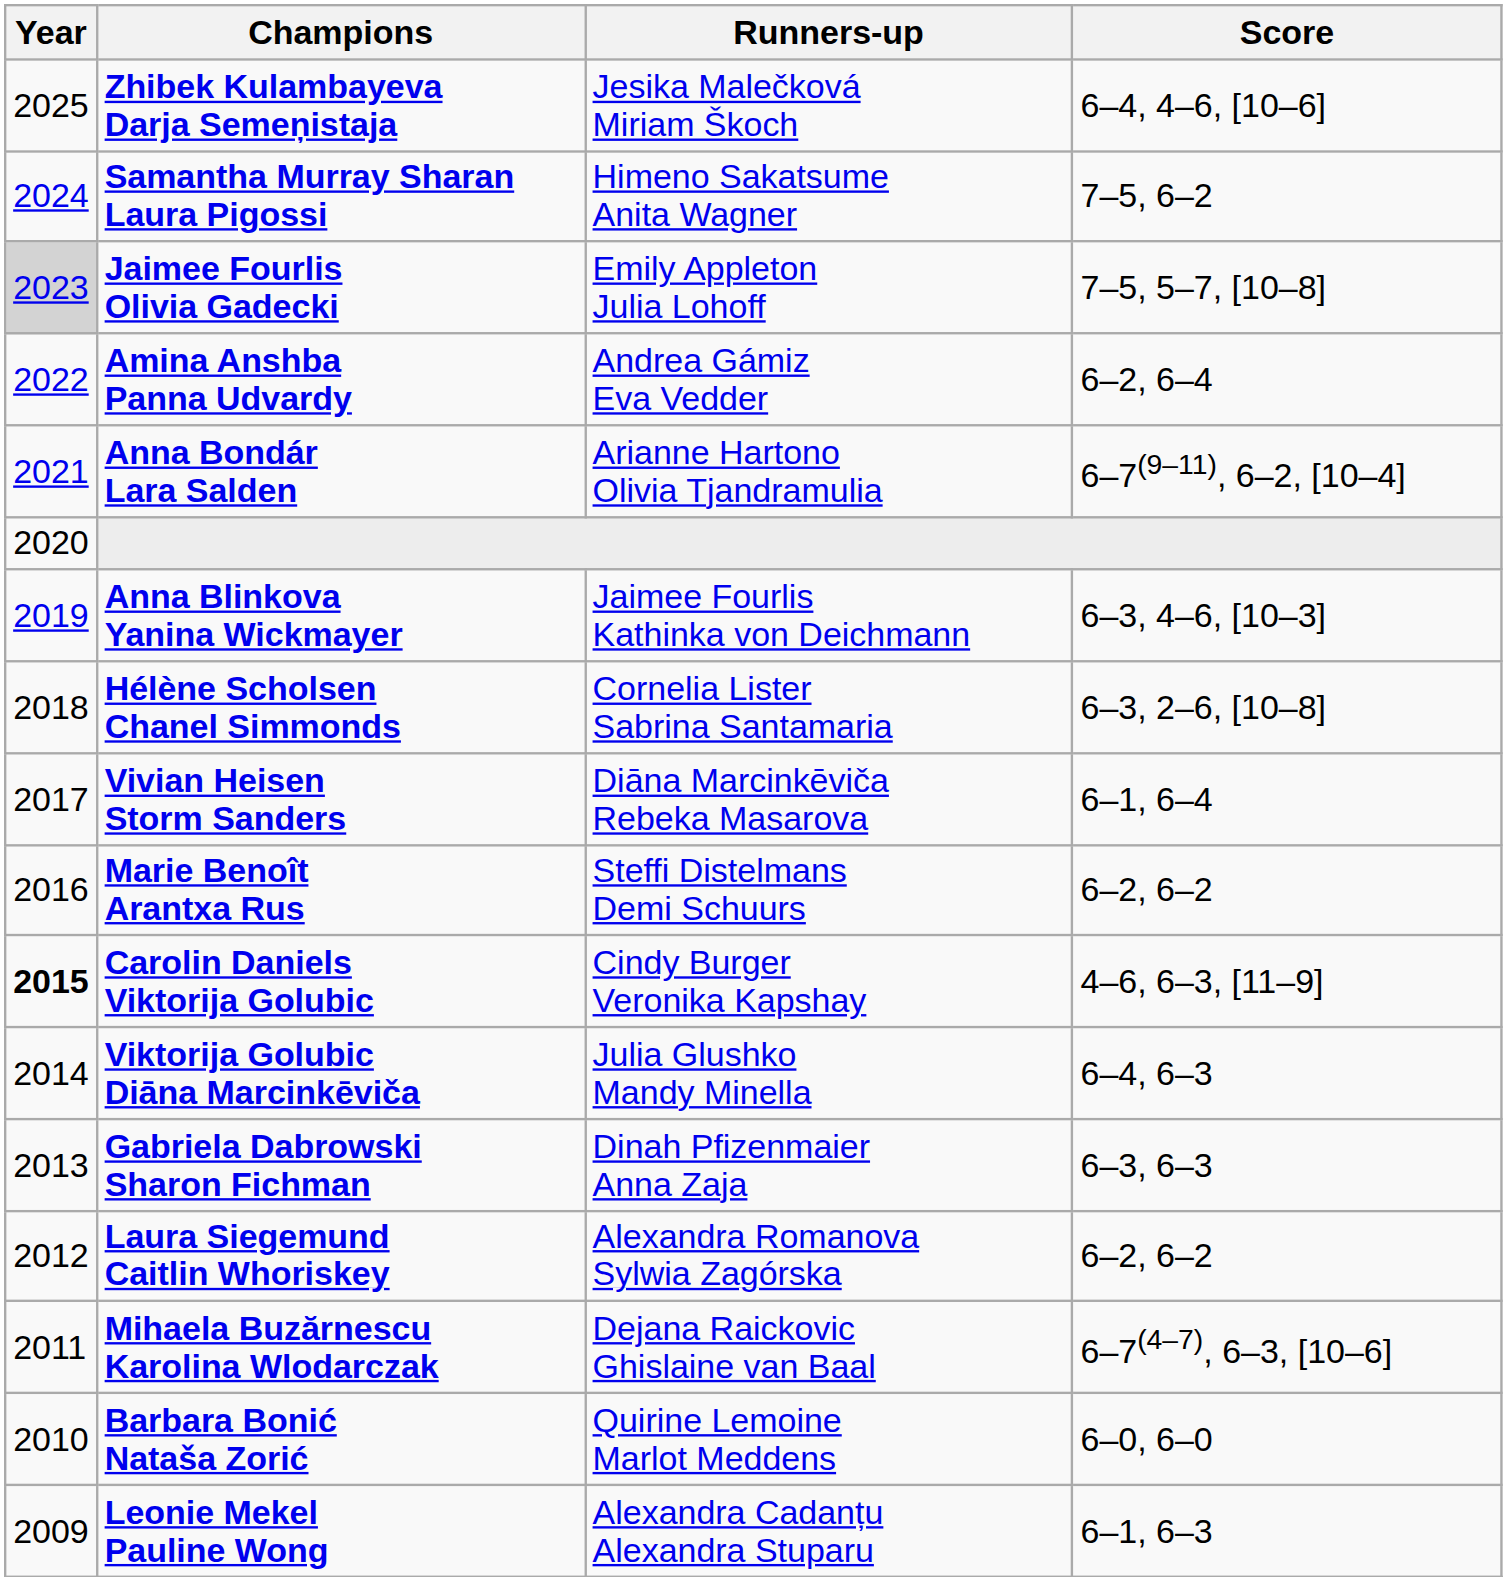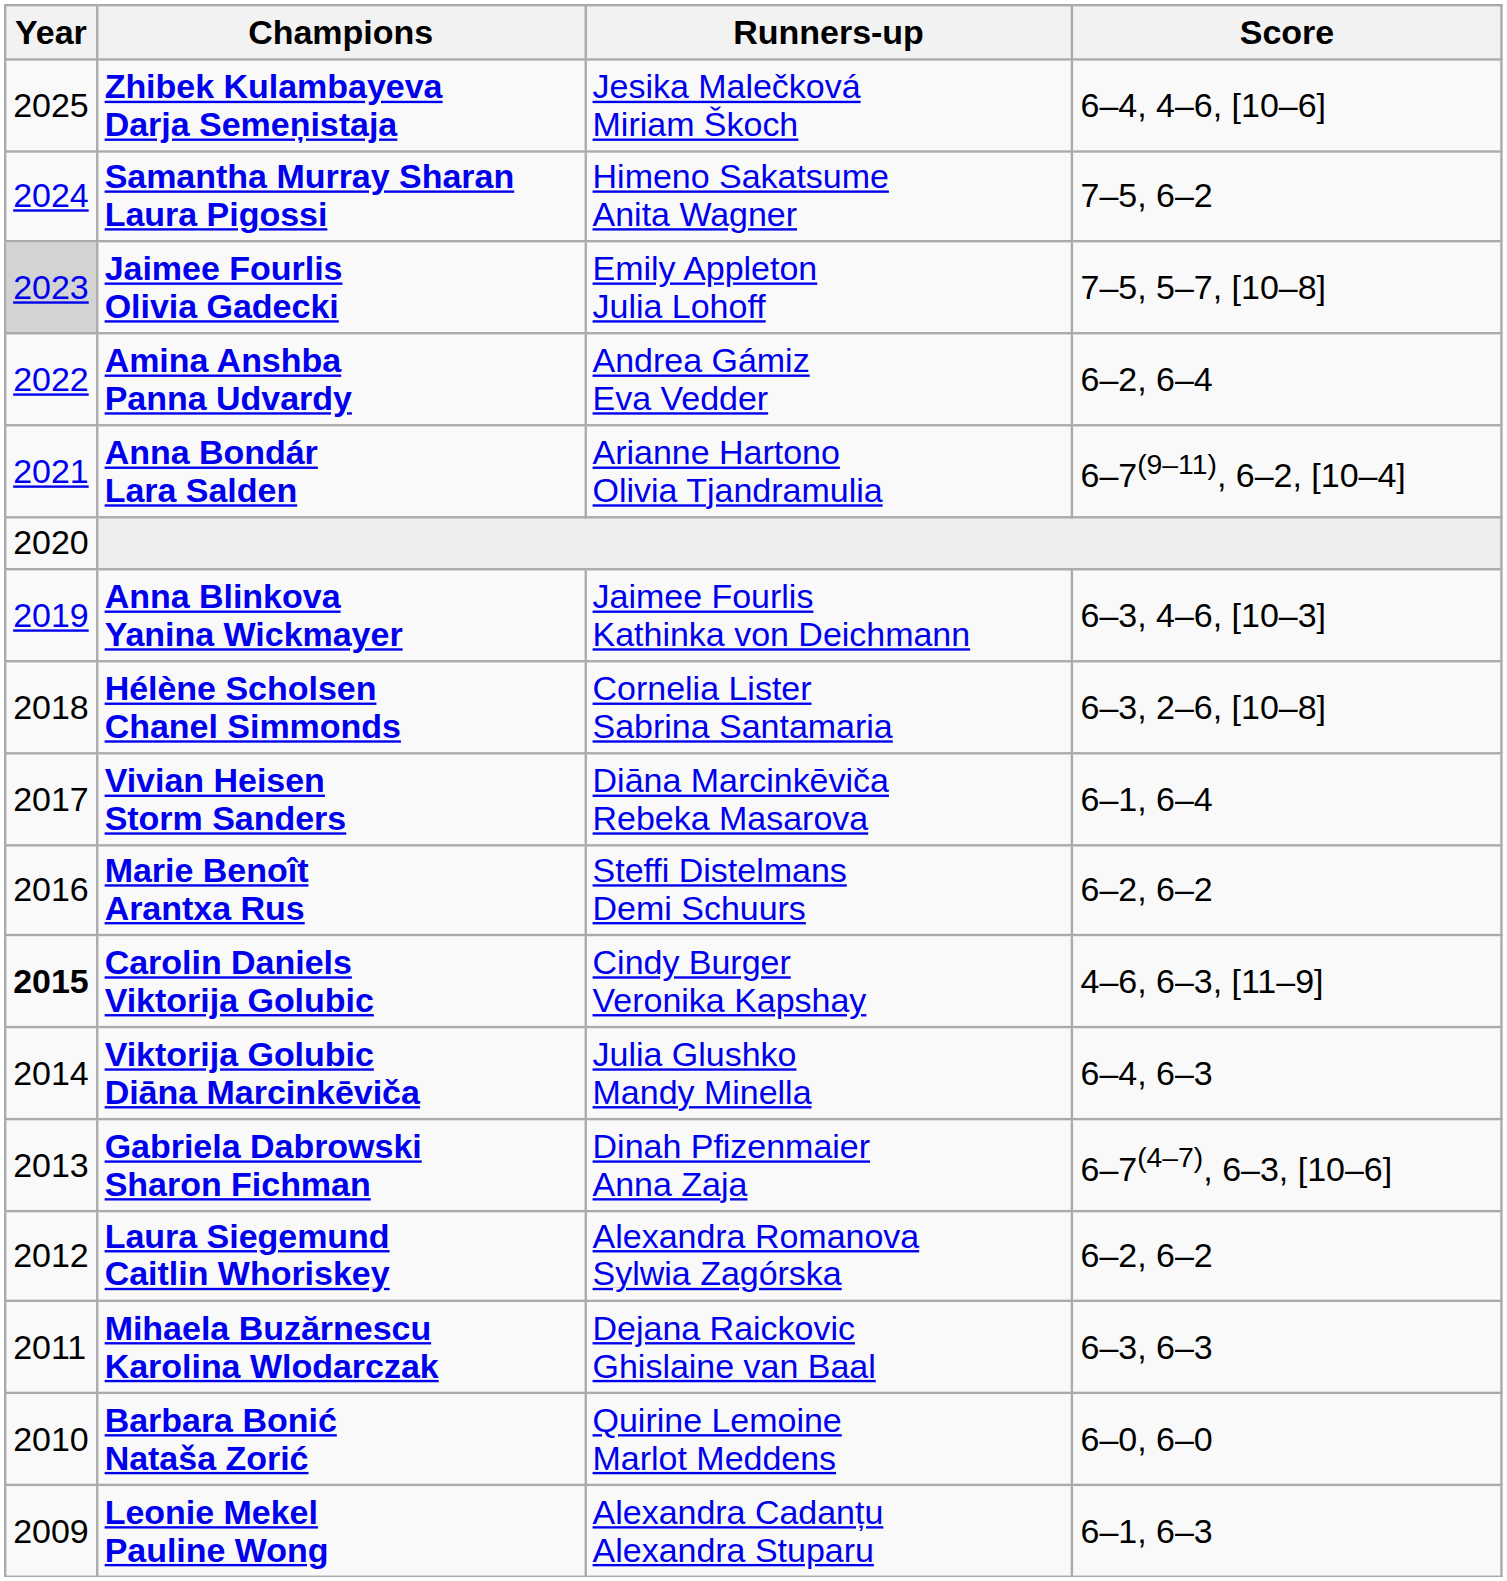(1147, 1165) 6–3, 6–3 -> (1236, 1165) 6–7(4–7), 6–3, [10–6]
(1236, 1348) 6–7(4–7), 6–3, [10–6] -> (1147, 1348) 6–3, 6–3
